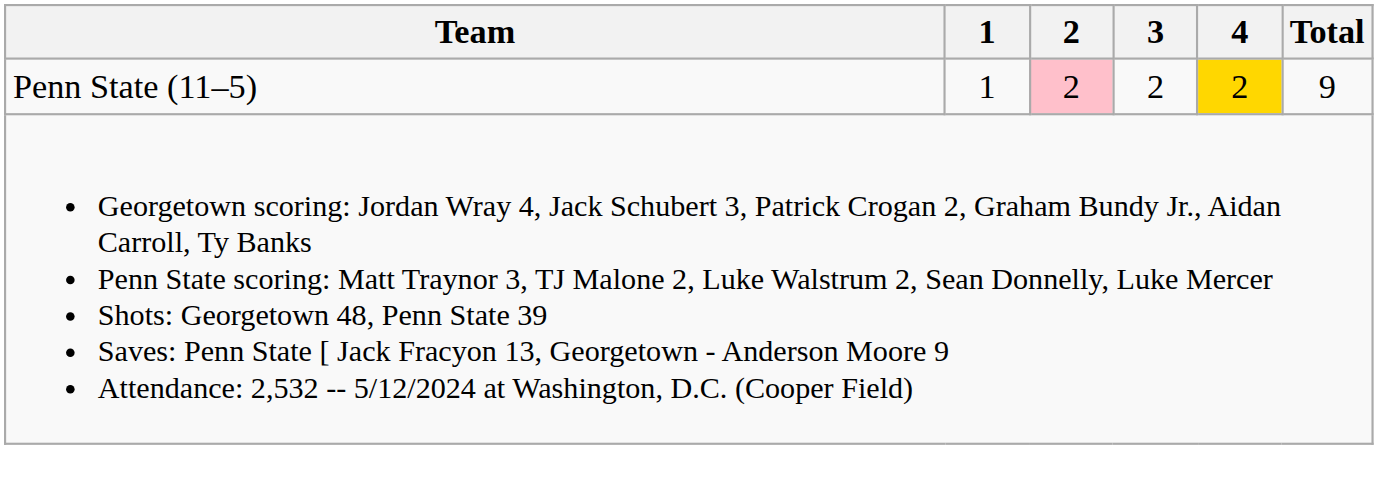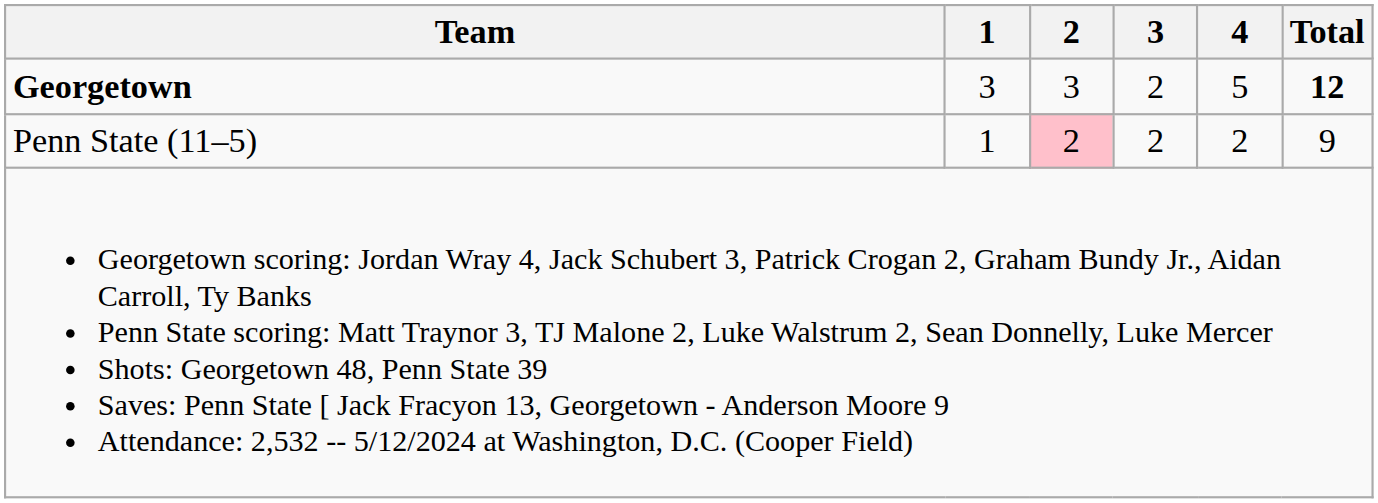+ row: (102, 85)
(1240, 85) gold background -> (1240, 140) no background
